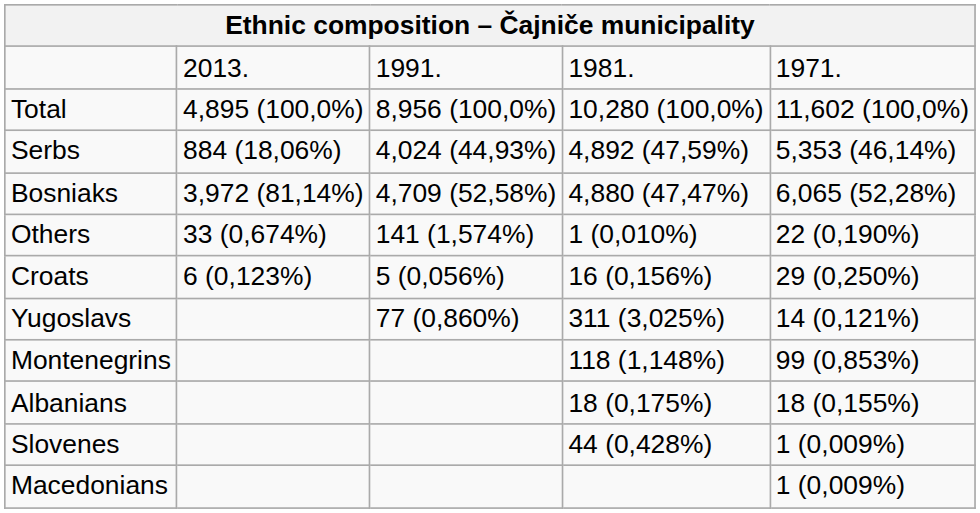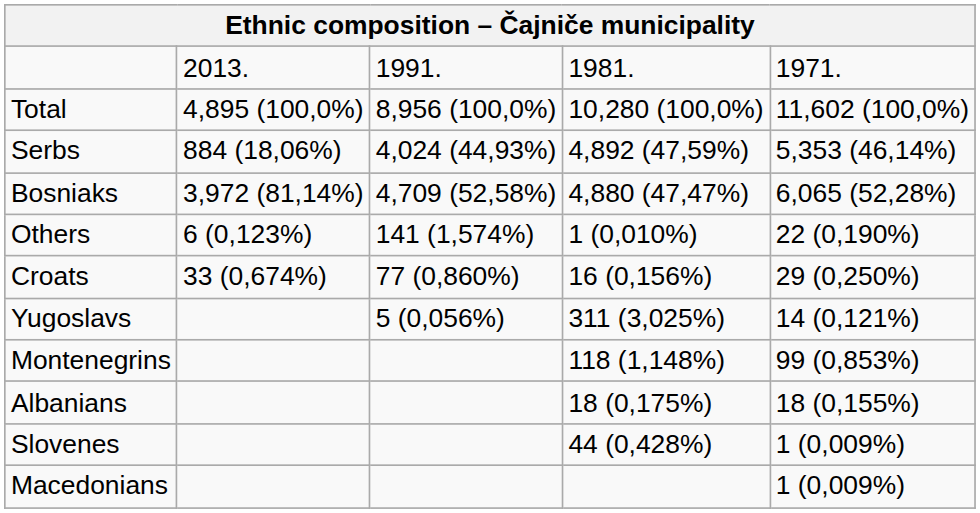(255, 234) 33 (0,674%) -> (248, 234) 6 (0,123%)
(248, 276) 6 (0,123%) -> (255, 276) 33 (0,674%)
(440, 276) 5 (0,056%) -> (448, 276) 77 (0,860%)
(448, 318) 77 (0,860%) -> (440, 318) 5 (0,056%)
